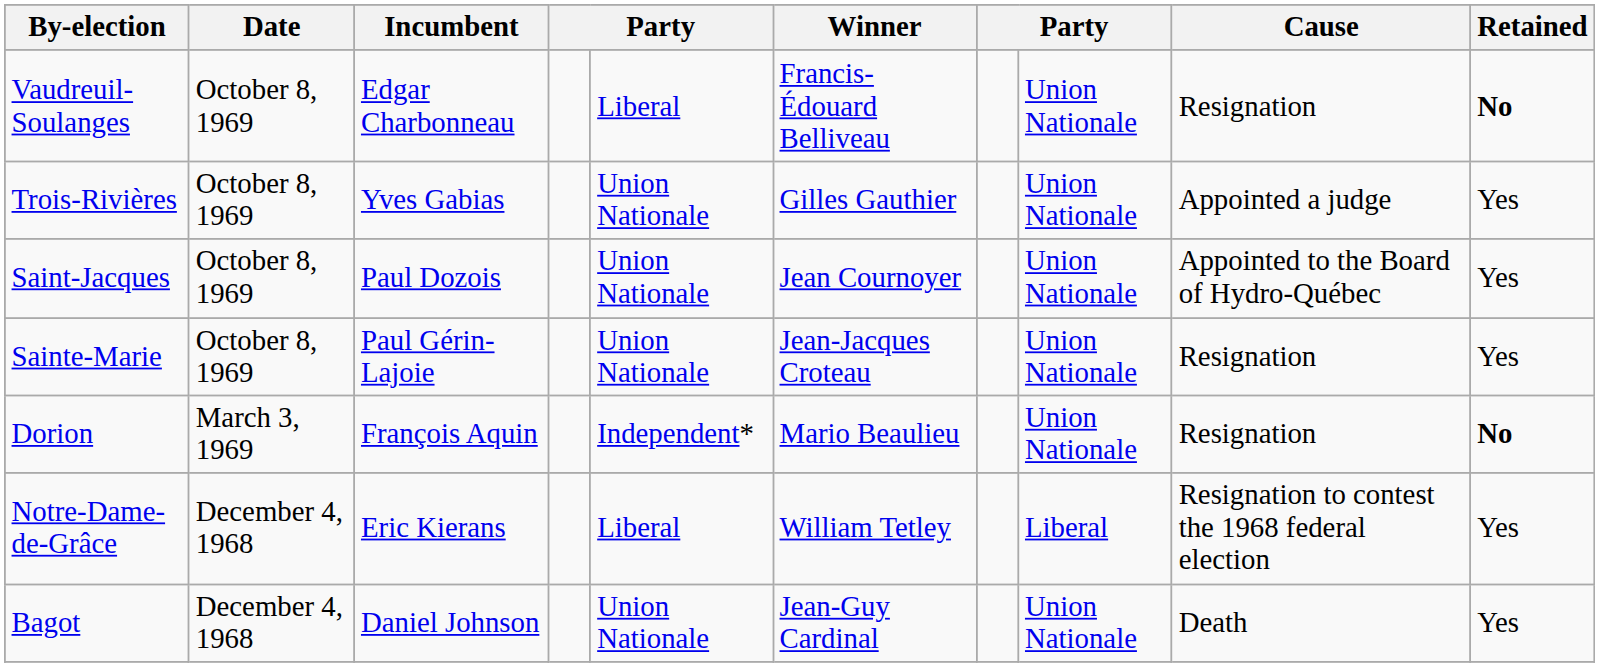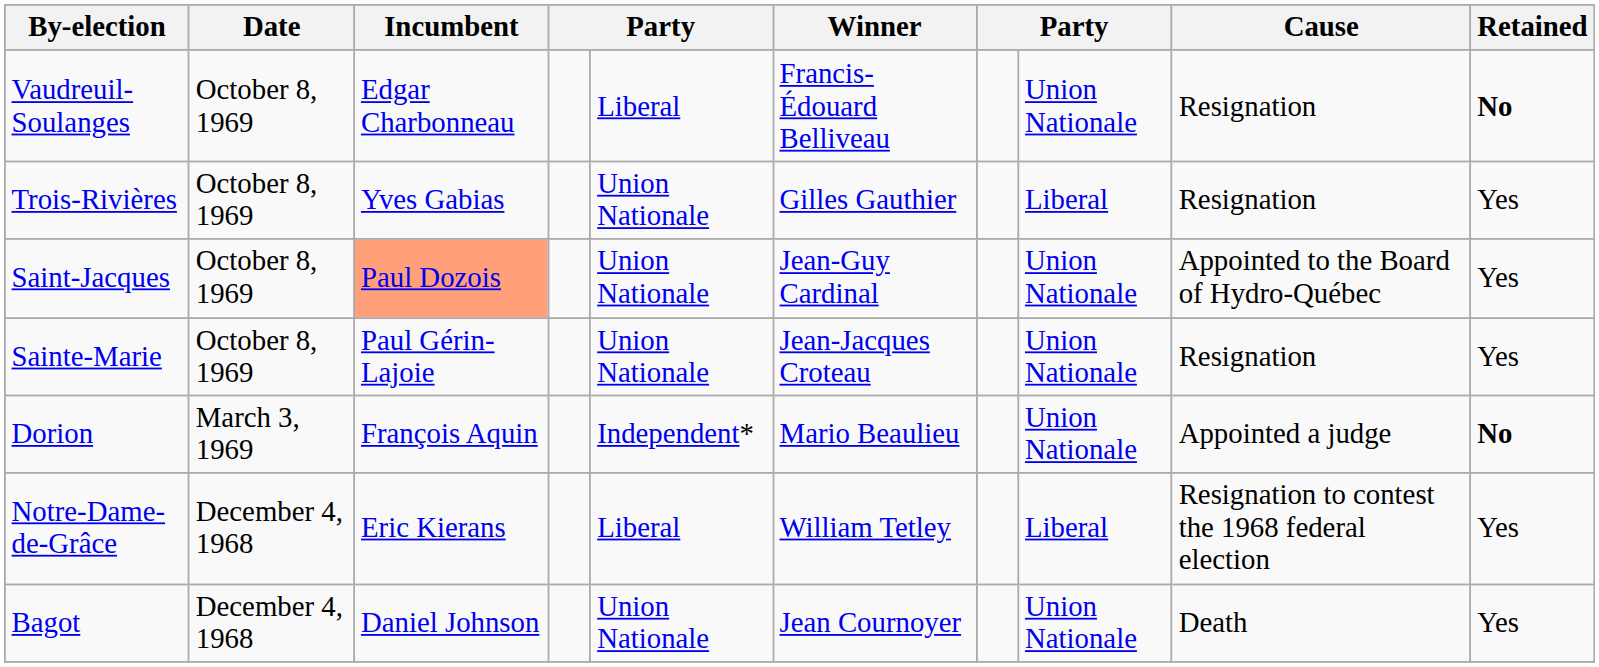(1081, 199) Union Nationale -> (1067, 199) Liberal
(1285, 199) Appointed a judge -> (1247, 199) Resignation
(431, 277) no background -> (431, 277) lightsalmon background
(870, 277) Jean Cournoyer -> (835, 277) Jean-Guy Cardinal
(1247, 433) Resignation -> (1285, 433) Appointed a judge
(835, 622) Jean-Guy Cardinal -> (870, 622) Jean Cournoyer
